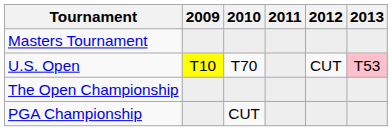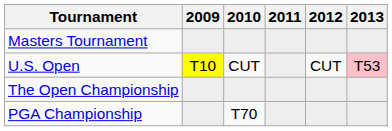(244, 65) T70 -> (244, 65) CUT
(244, 114) CUT -> (244, 114) T70
